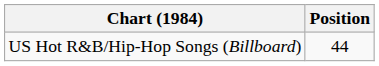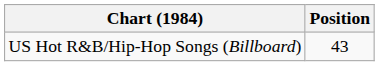(340, 46) 44 -> (340, 46) 43
